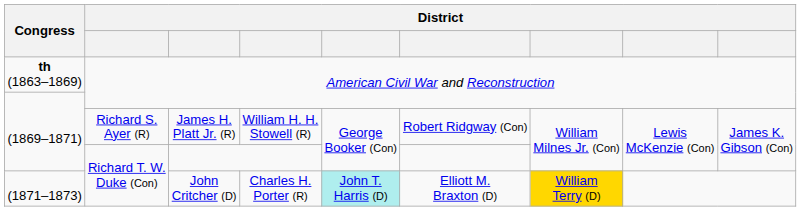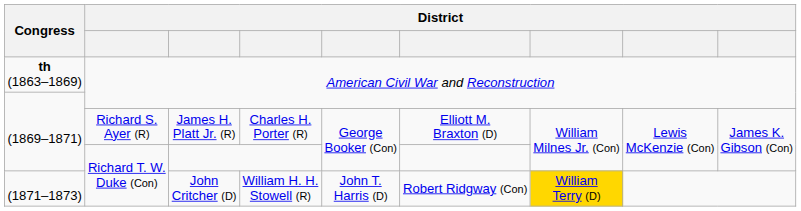(280, 126) William H. H. Stowell (R) -> (280, 126) Charles H. Porter (R)
(465, 126) Robert Ridgway (Con) -> (465, 126) Elliott M. Braxton (D)
(280, 188) Charles H. Porter (R) -> (280, 188) William H. H. Stowell (R)
(361, 188) paleturquoise background -> (361, 188) no background
(465, 188) Elliott M. Braxton (D) -> (465, 188) Robert Ridgway (Con)
